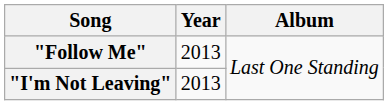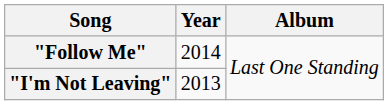(201, 52) 2013 -> (201, 52) 2014
